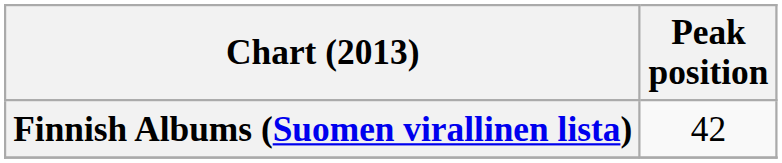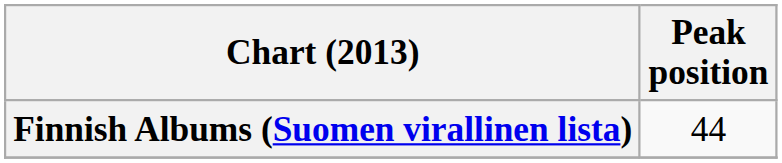(708, 128) 42 -> (708, 128) 44
